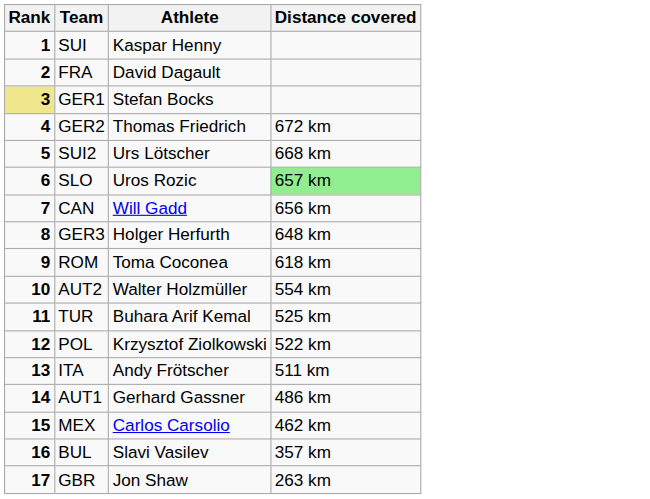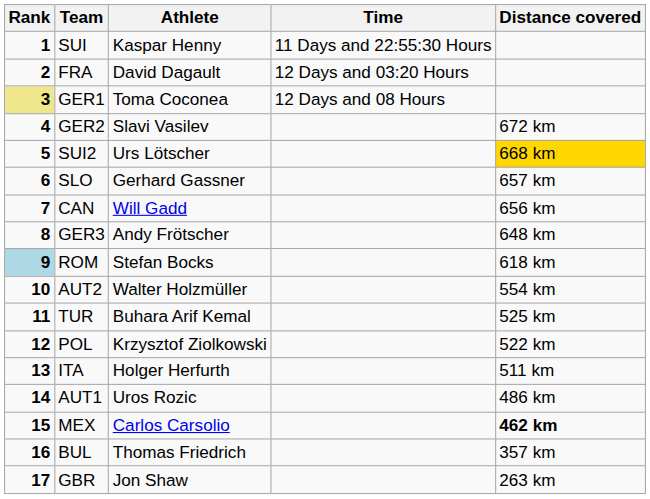+ column: (383, 18)
(163, 99) Stefan Bocks -> (170, 99) Toma Coconea
(179, 126) Thomas Friedrich -> (161, 126) Slavi Vasilev
(303, 153) no background -> (527, 153) gold background
(155, 180) Uros Rozic -> (179, 180) Gerhard Gassner
(303, 180) lightgreen background -> (527, 180) no background
(171, 235) Holger Herfurth -> (171, 235) Andy Frötscher
(46, 262) no background -> (46, 262) lightblue background
(170, 262) Toma Coconea -> (163, 262) Stefan Bocks
(171, 371) Andy Frötscher -> (171, 371) Holger Herfurth
(179, 398) Gerhard Gassner -> (155, 398) Uros Rozic
(303, 425) normal -> (528, 425) bold
(161, 452) Slavi Vasilev -> (179, 452) Thomas Friedrich
